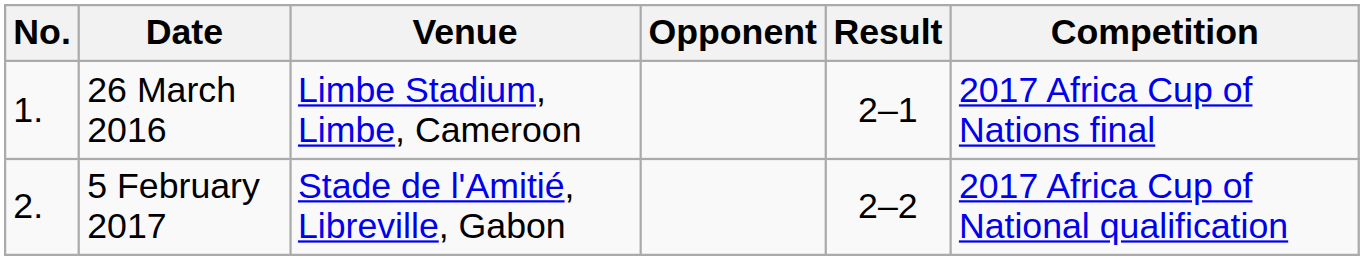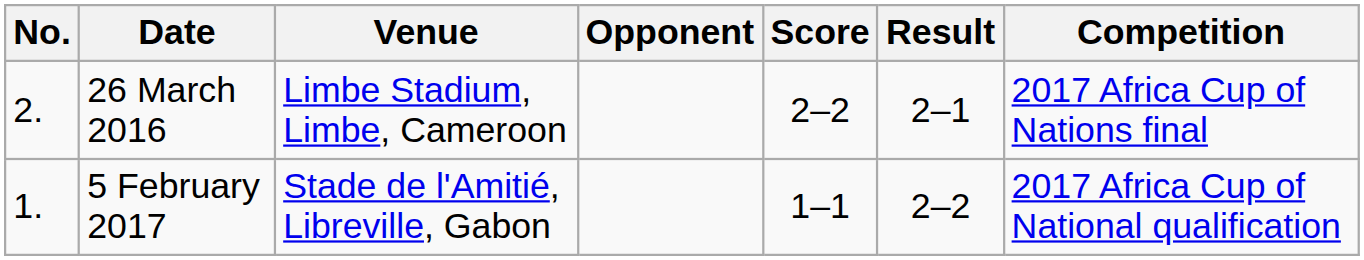+ column: (820, 32)
(28, 109) 1. -> (28, 109) 2.
(28, 206) 2. -> (28, 206) 1.
